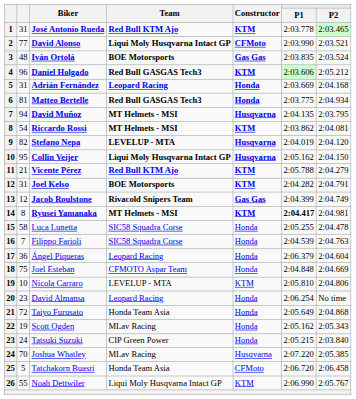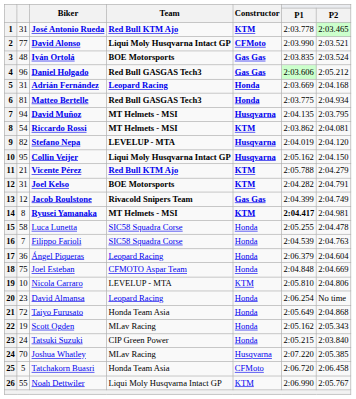(245, 71) KTM -> (250, 71) Gas Gas
